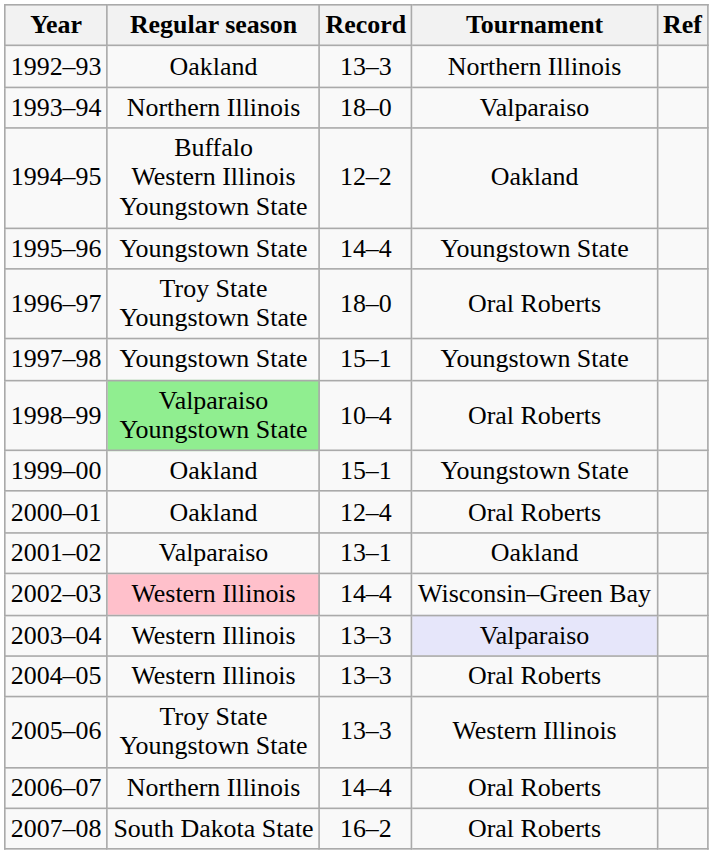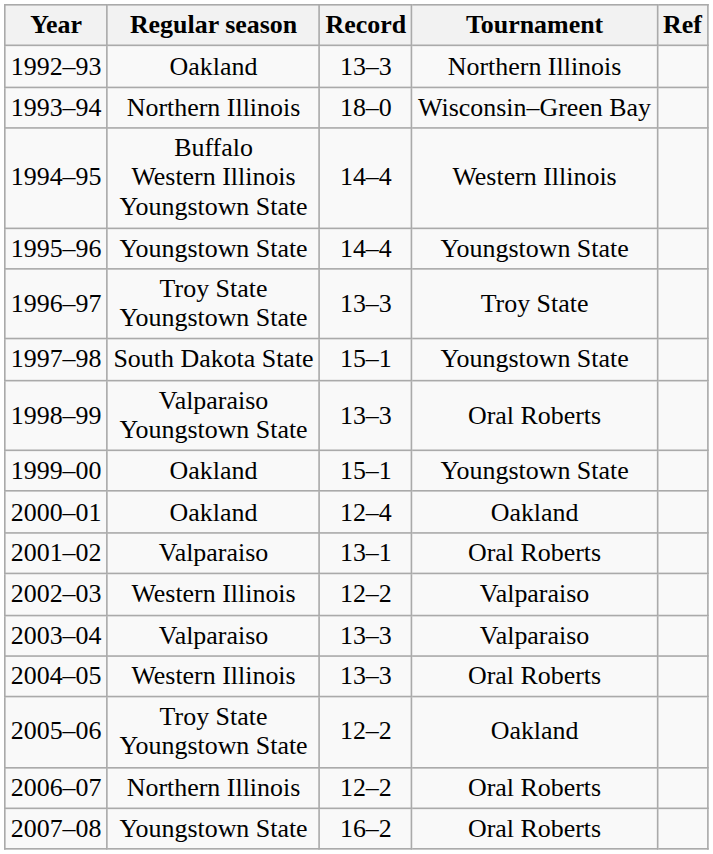(535, 107) Valparaiso -> (535, 107) Wisconsin–Green Bay
(366, 177) 12–2 -> (366, 177) 14–4
(535, 177) Oakland -> (535, 177) Western Illinois
(366, 303) 18–0 -> (366, 303) 13–3
(535, 303) Oral Roberts -> (535, 303) Troy State
(214, 359) Youngstown State -> (214, 359) South Dakota State
(214, 414) lightgreen background -> (214, 414) no background
(366, 414) 10–4 -> (366, 414) 13–3
(535, 511) Oral Roberts -> (535, 511) Oakland
(535, 552) Oakland -> (535, 552) Oral Roberts
(214, 593) pink background -> (214, 593) no background
(366, 593) 14–4 -> (366, 593) 12–2
(535, 593) Wisconsin–Green Bay -> (535, 593) Valparaiso
(214, 634) Western Illinois -> (214, 634) Valparaiso
(535, 634) lavender background -> (535, 634) no background
(366, 731) 13–3 -> (366, 731) 12–2
(535, 731) Western Illinois -> (535, 731) Oakland
(366, 787) 14–4 -> (366, 787) 12–2
(214, 828) South Dakota State -> (214, 828) Youngstown State
